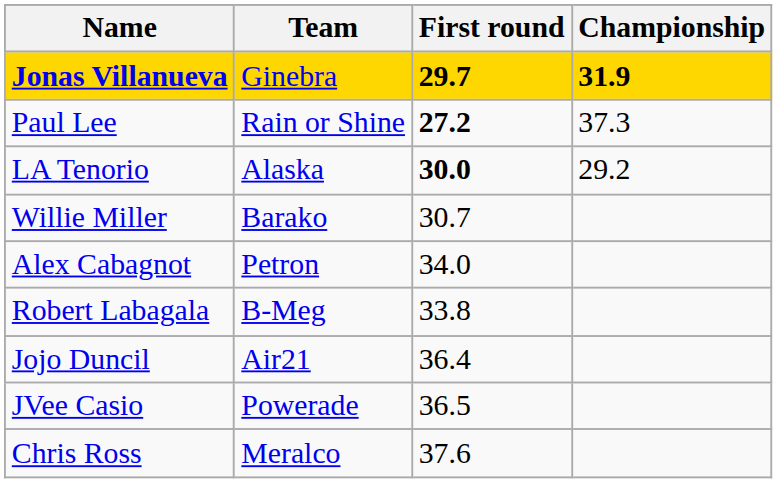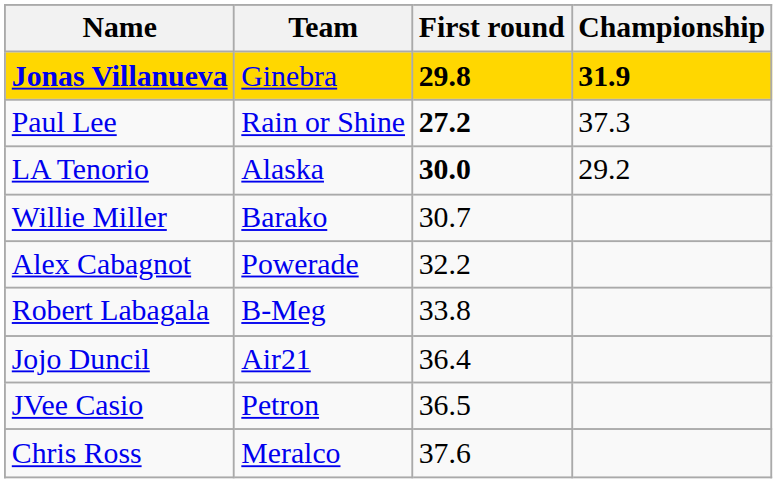(445, 75) 29.7 -> (445, 75) 29.8
(280, 264) Petron -> (300, 264) Powerade
(445, 264) 34.0 -> (445, 264) 32.2
(300, 405) Powerade -> (280, 405) Petron
